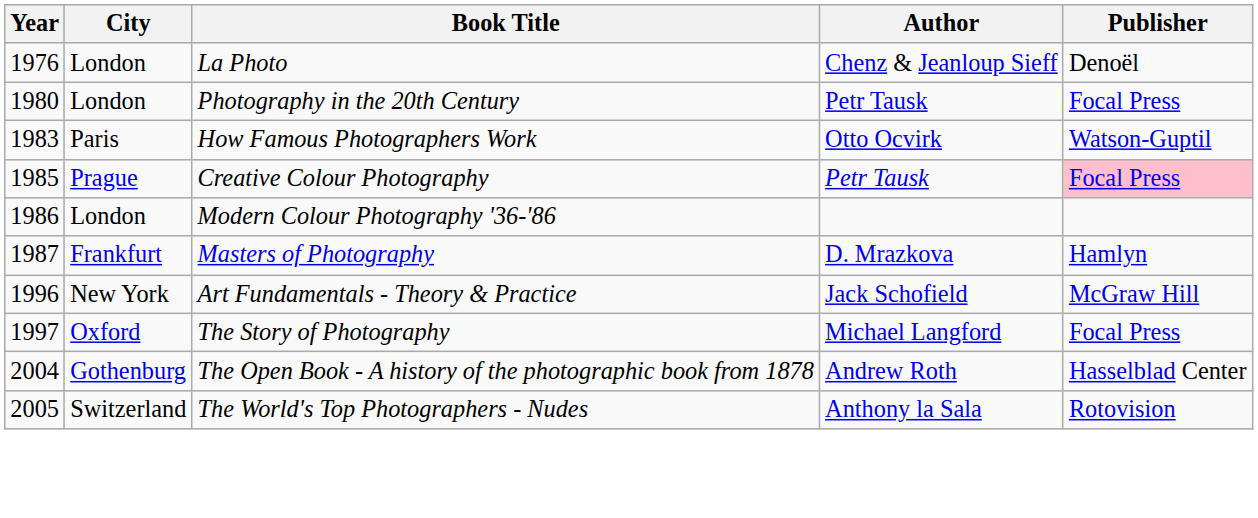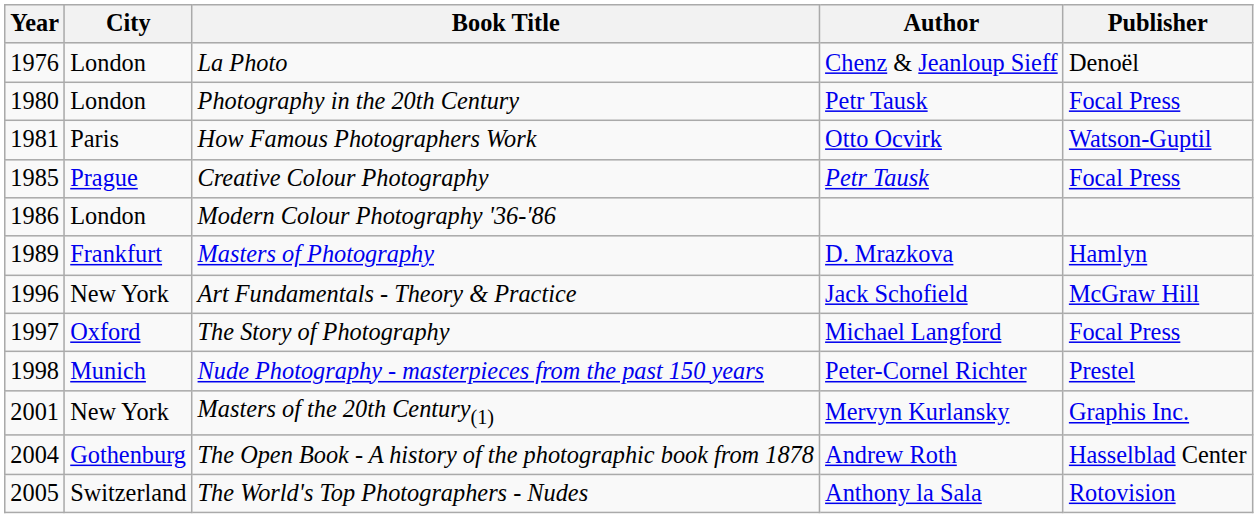(35, 139) 1983 -> (35, 139) 1981
(1125, 178) pink background -> (1125, 178) no background
(35, 255) 1987 -> (35, 255) 1989
+ row: (481, 370)
+ row: (346, 412)
